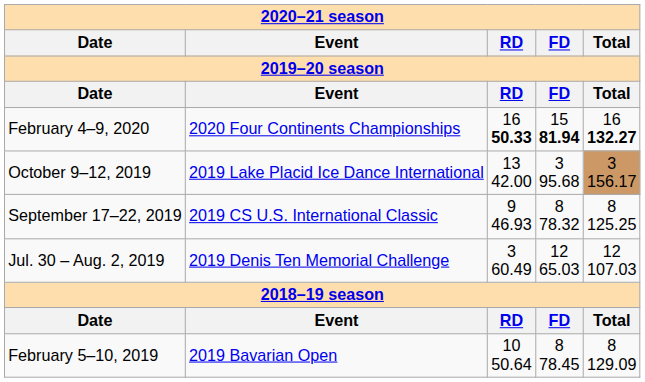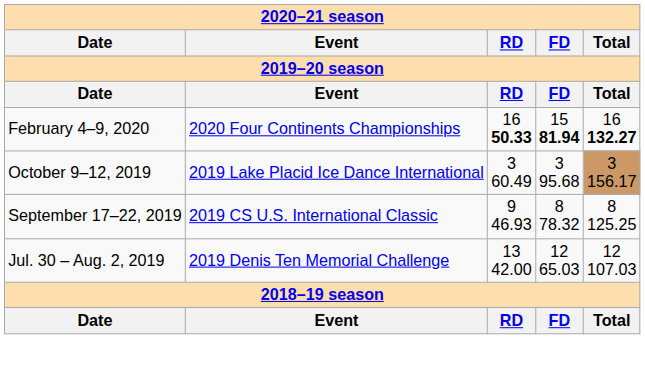(511, 172) 13 42.00 -> (511, 172) 3 60.49
(511, 260) 3 60.49 -> (511, 260) 13 42.00
- row: (83, 355)
